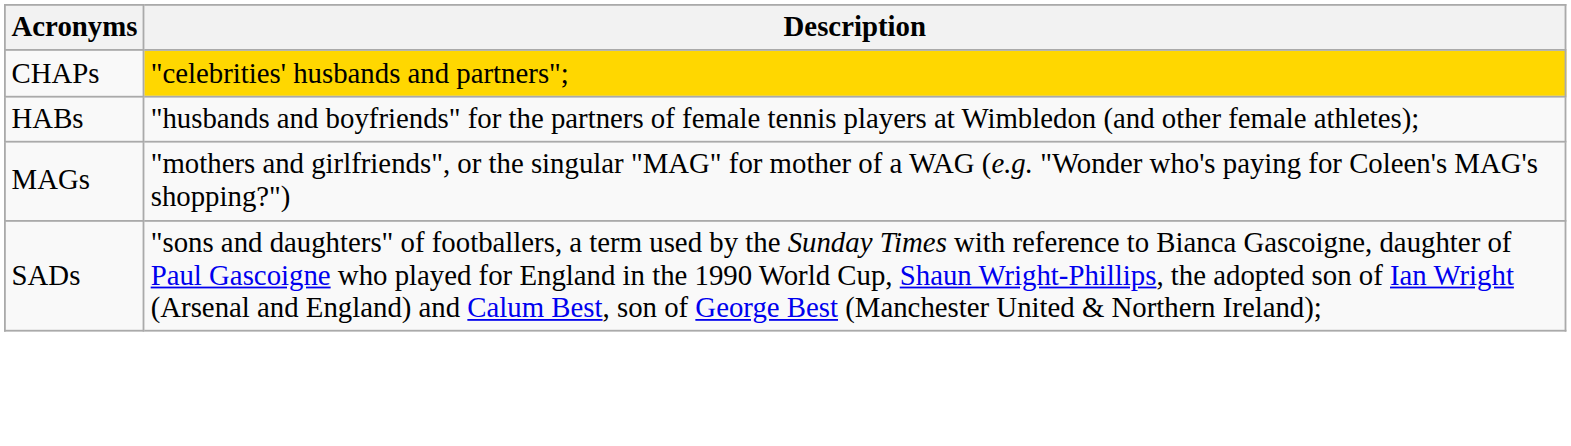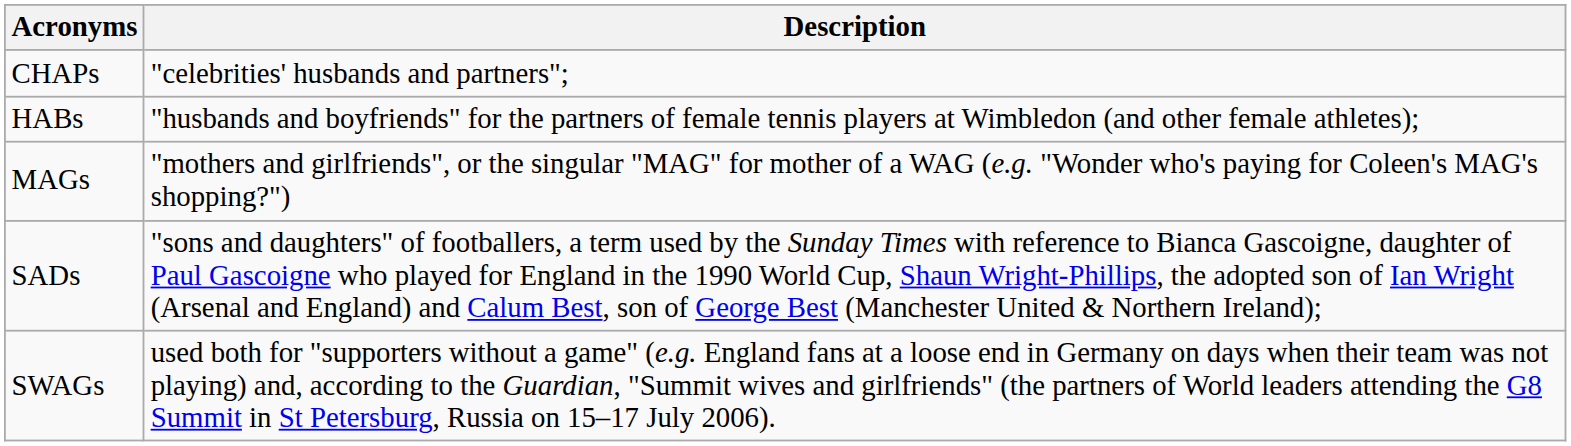(360, 73) gold background -> (360, 73) no background
+ row: (58, 385)
